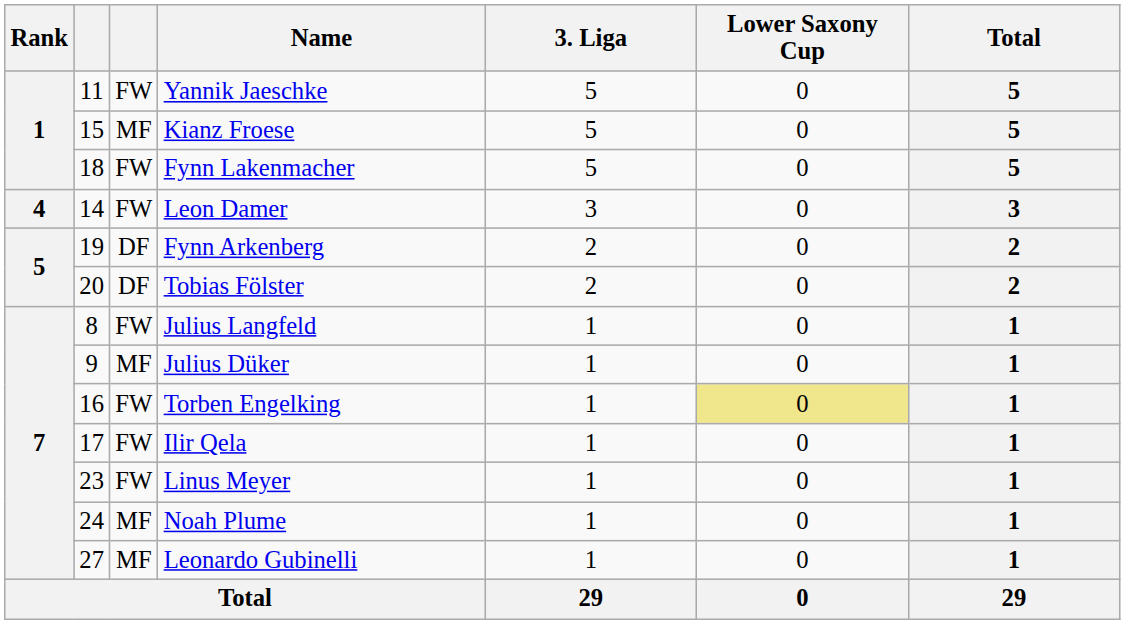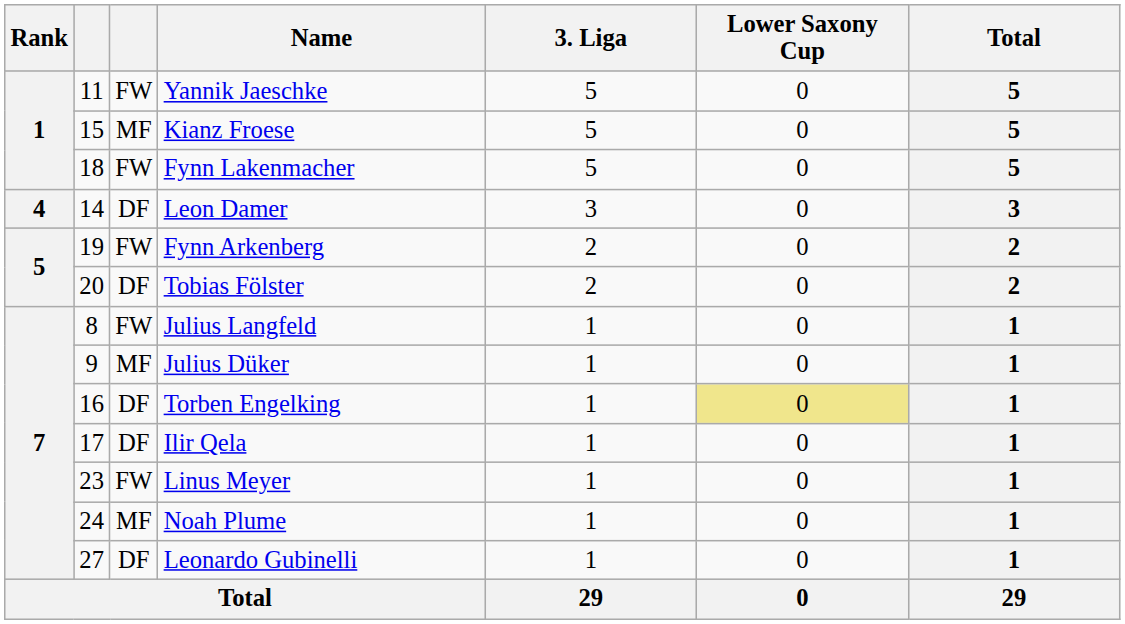(134, 208) FW -> (134, 208) DF
(134, 247) DF -> (134, 247) FW
(134, 403) FW -> (134, 403) DF
(134, 442) FW -> (134, 442) DF
(134, 559) MF -> (134, 559) DF
